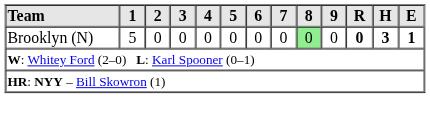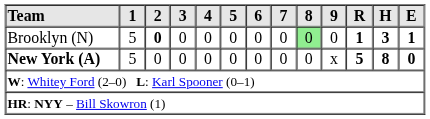(158, 37) normal -> (158, 37) bold
(359, 37) 0 -> (359, 37) 1
+ row: (54, 59)
